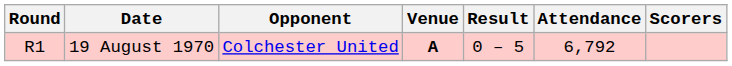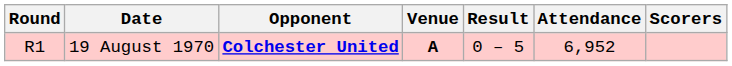(311, 47) normal -> (311, 47) bold
(590, 47) 6,792 -> (590, 47) 6,952
